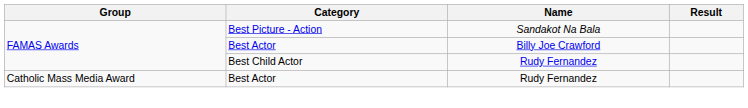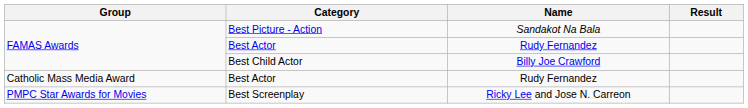(558, 45) Billy Joe Crawford -> (558, 45) Rudy Fernandez
(558, 62) Rudy Fernandez -> (558, 62) Billy Joe Crawford
+ row: (77, 95)
